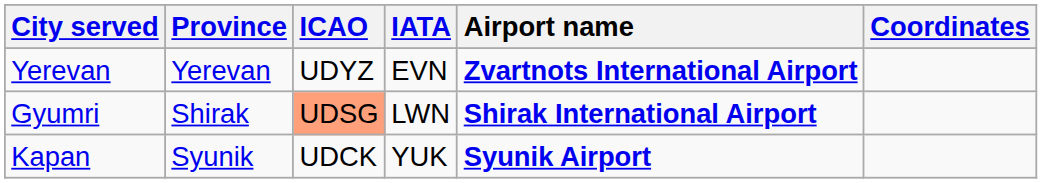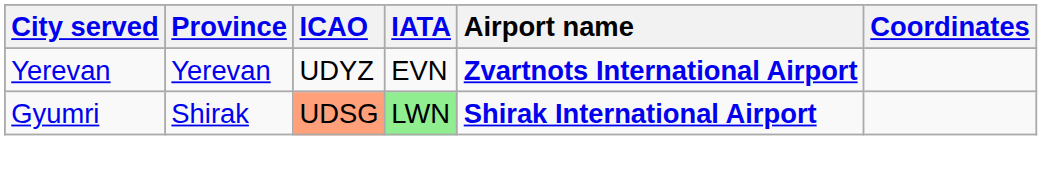(421, 113) no background -> (421, 113) lightgreen background
- row: (51, 157)
